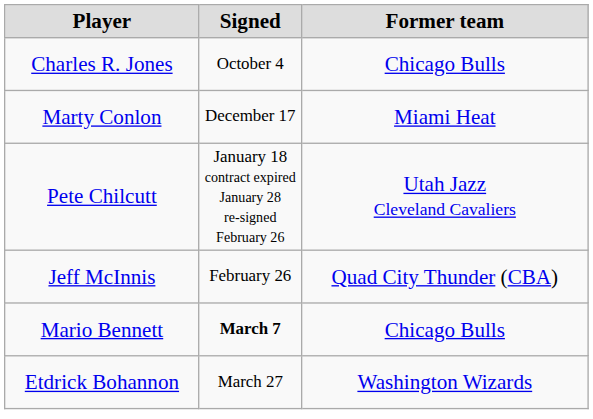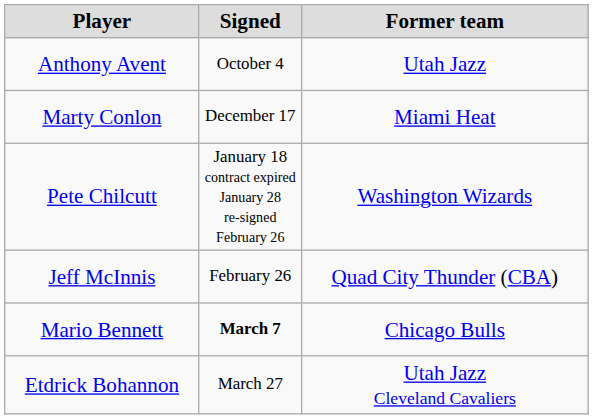+ row: (102, 64)
- row: (102, 64)
(445, 197) Utah Jazz Cleveland Cavaliers -> (445, 197) Washington Wizards
(445, 382) Washington Wizards -> (445, 384) Utah Jazz Cleveland Cavaliers
